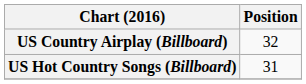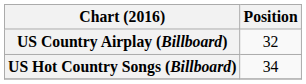(271, 66) 31 -> (271, 66) 34
